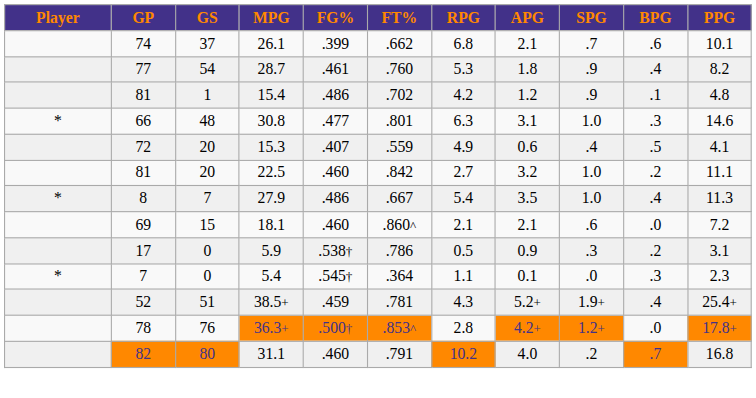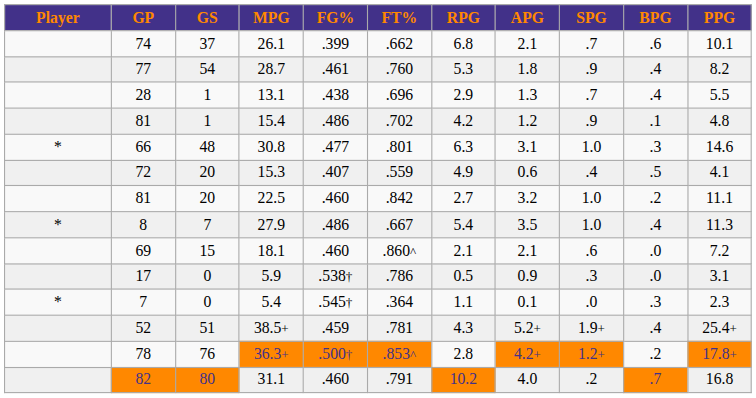+ row: (271, 95)
(655, 250) .2 -> (655, 276) .0
(655, 328) .0 -> (655, 354) .2
